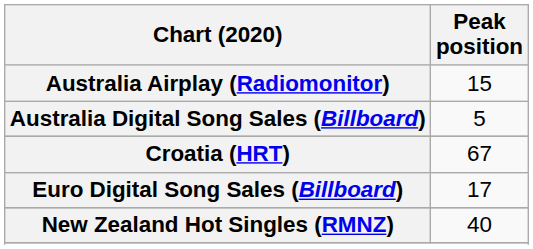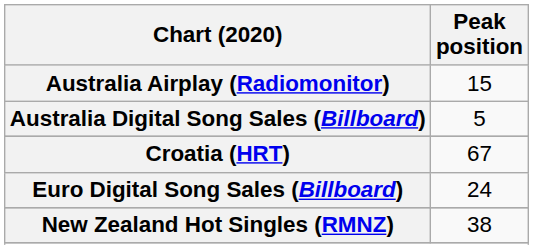(479, 189) 17 -> (479, 189) 24
(479, 225) 40 -> (479, 225) 38
